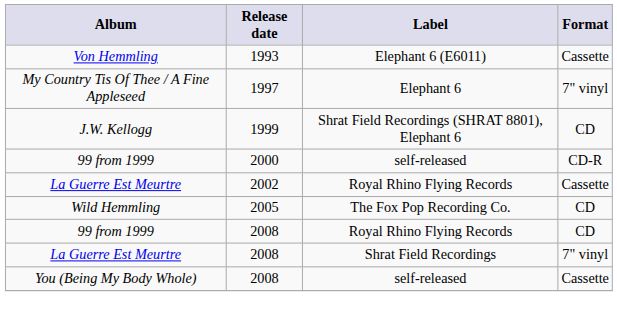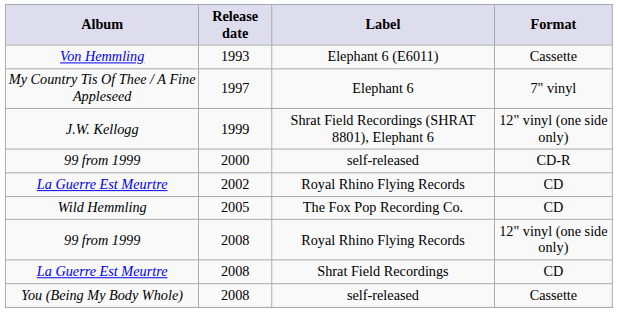(585, 128) CD -> (553, 128) 12" vinyl (one side only)
(585, 184) Cassette -> (553, 184) CD
(585, 231) CD -> (553, 239) 12" vinyl (one side only)
(585, 254) 7" vinyl -> (553, 271) CD
